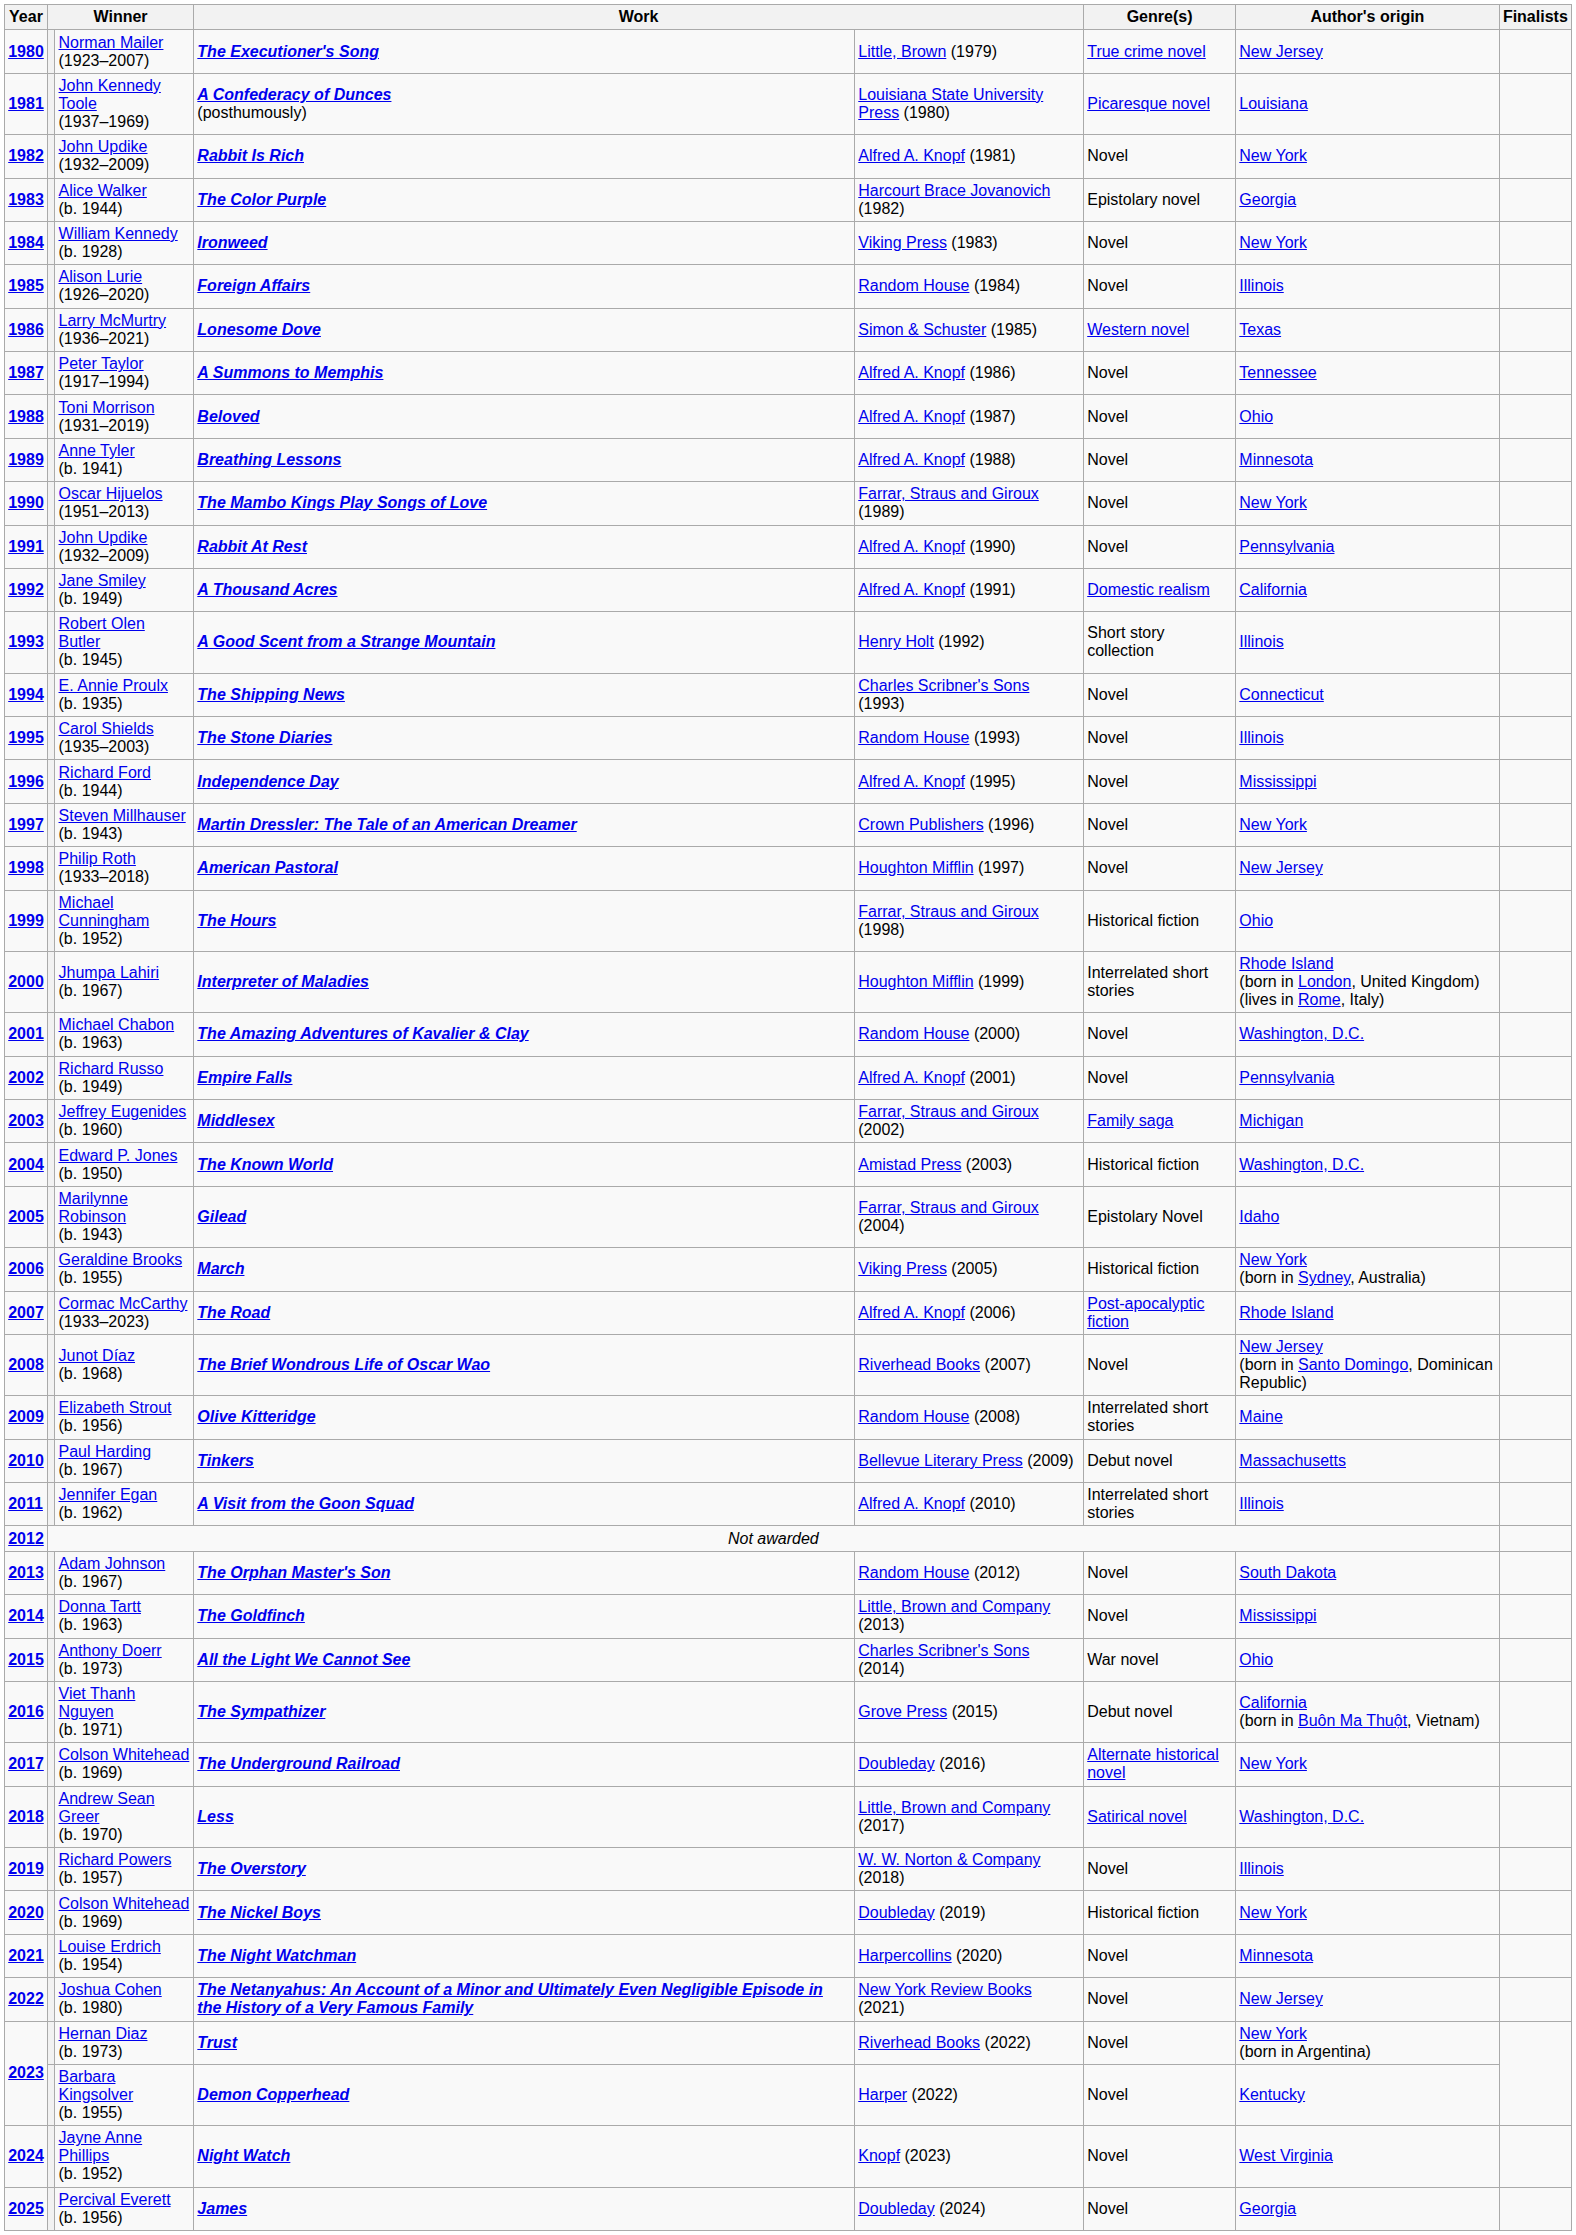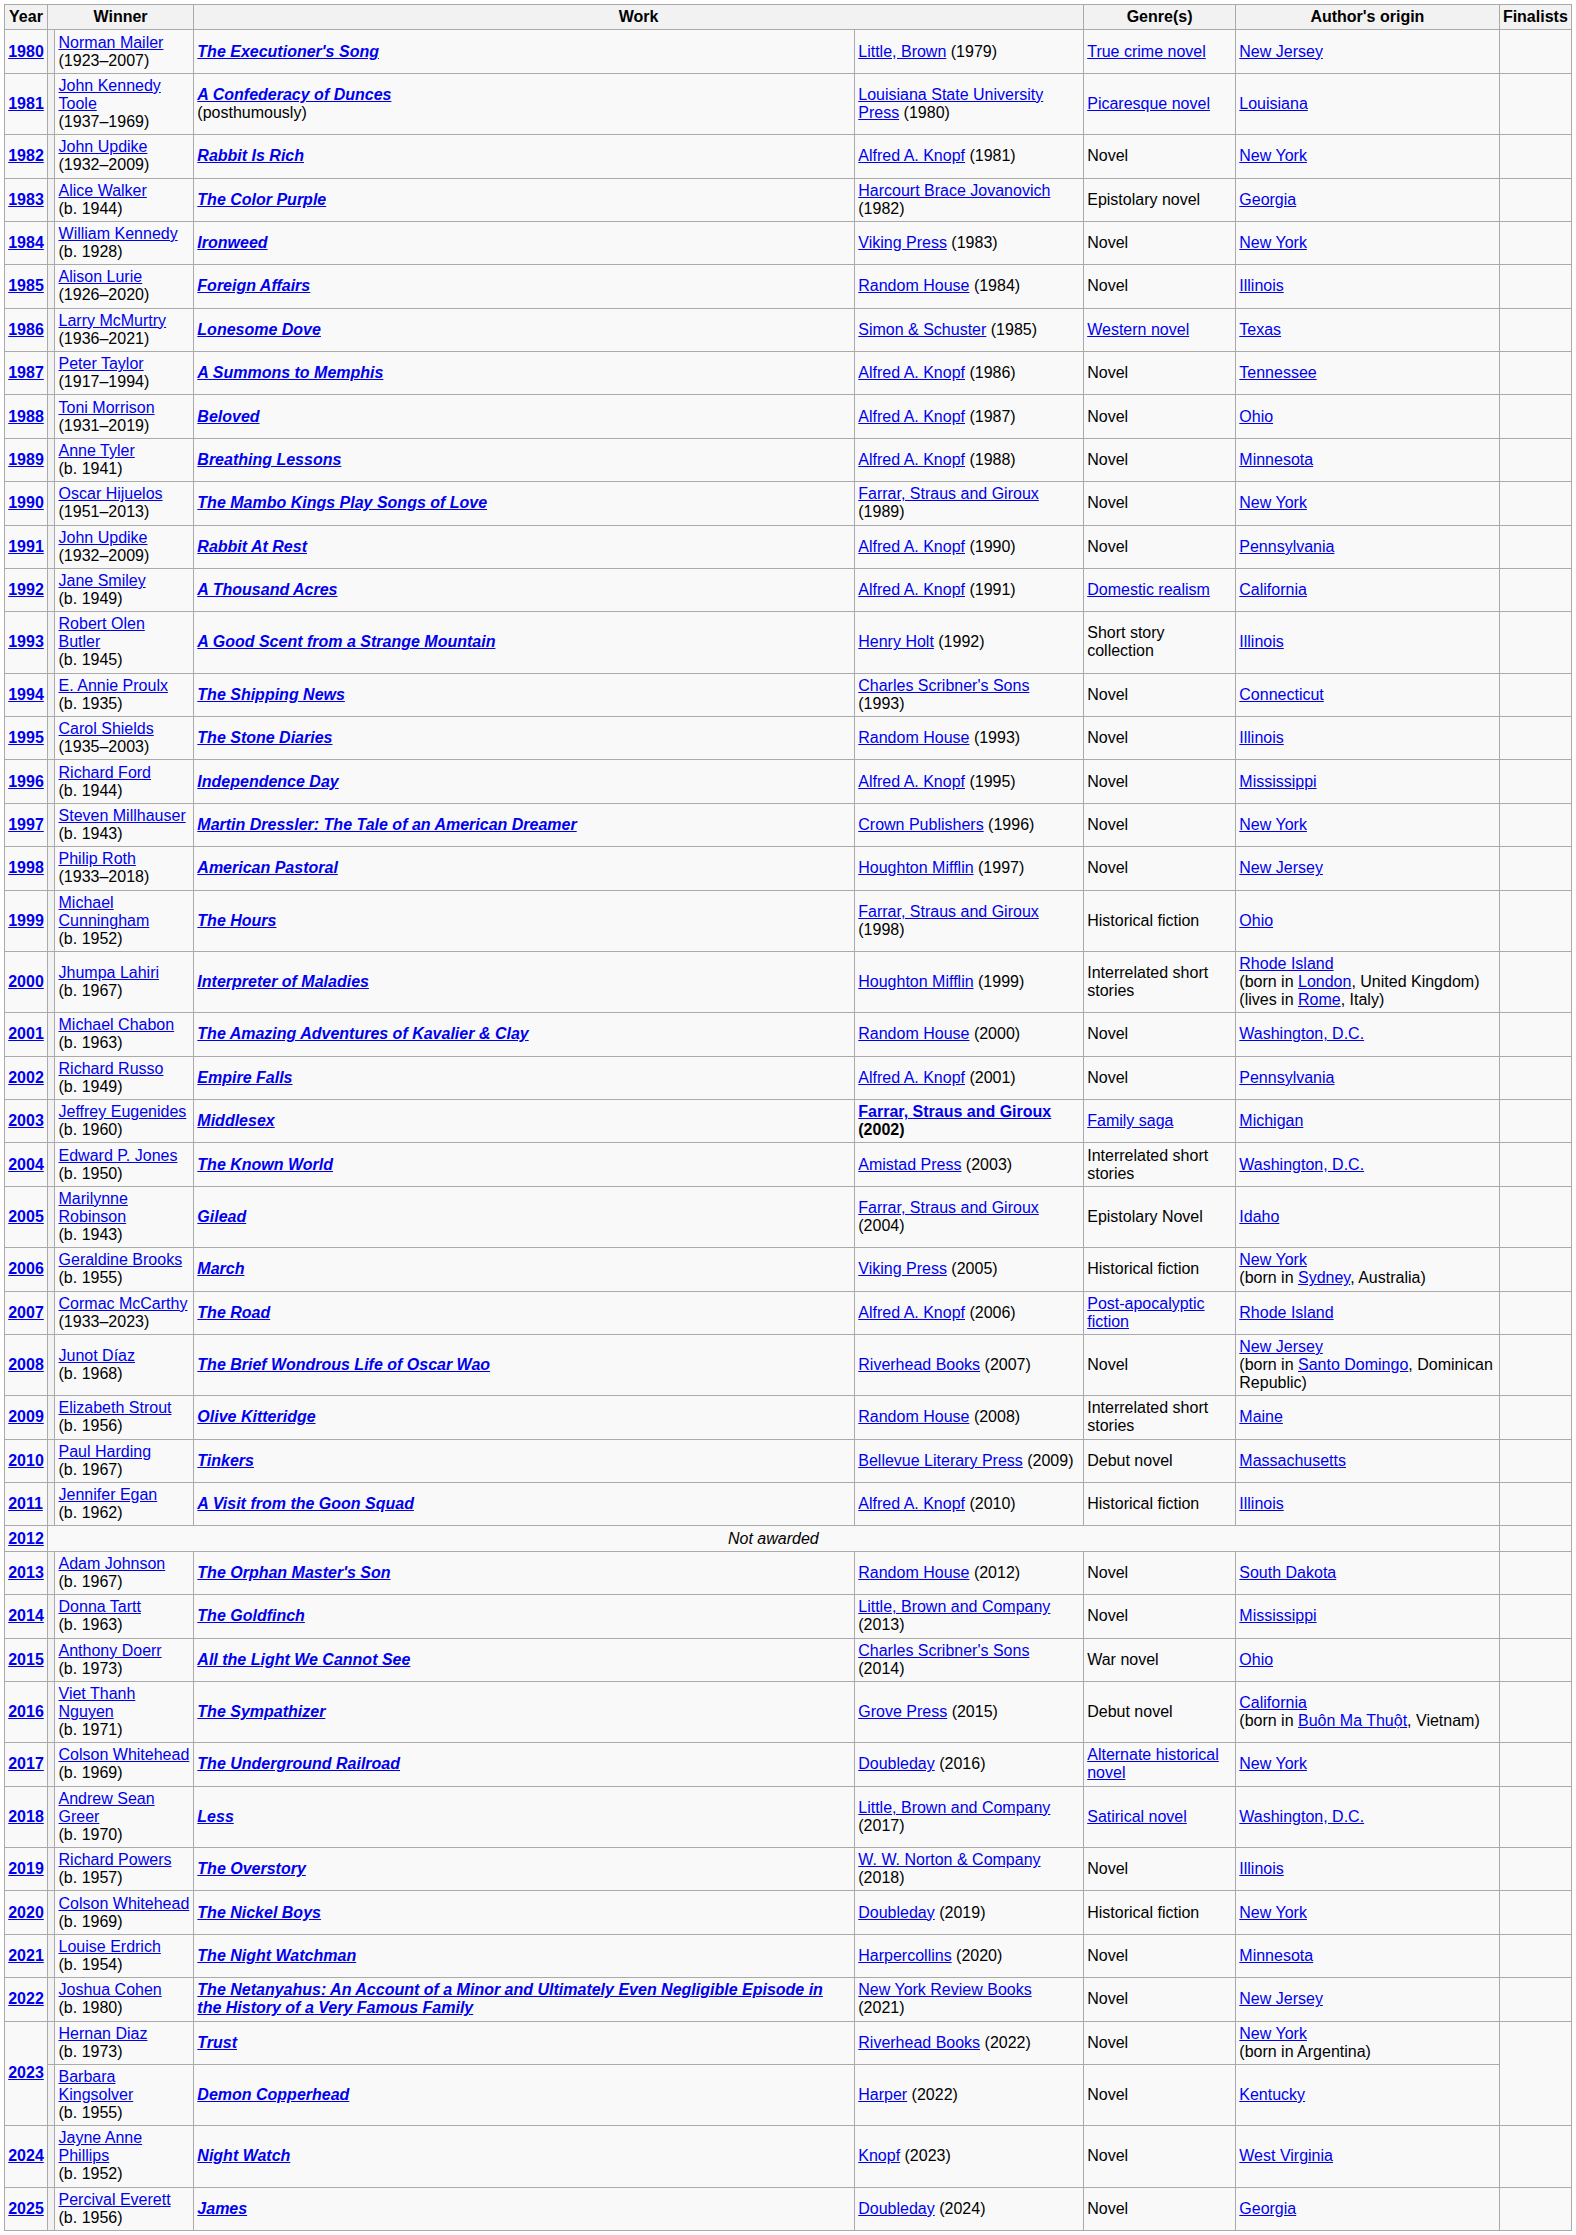(949, 1121) normal -> (955, 1121) bold
(1143, 1164) Historical fiction -> (1148, 1164) Interrelated short stories
(1148, 1504) Interrelated short stories -> (1143, 1504) Historical fiction
